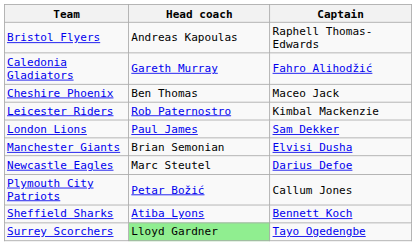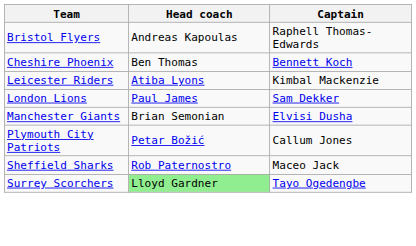- row: (40, 69)
(306, 93) Maceo Jack -> (312, 62) Bennett Koch
(181, 111) Rob Paternostro -> (168, 80) Atiba Lyons
- row: (60, 165)
(168, 214) Atiba Lyons -> (181, 165) Rob Paternostro
(312, 214) Bennett Koch -> (306, 165) Maceo Jack
